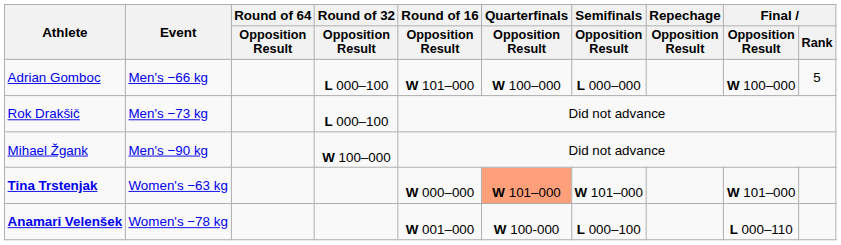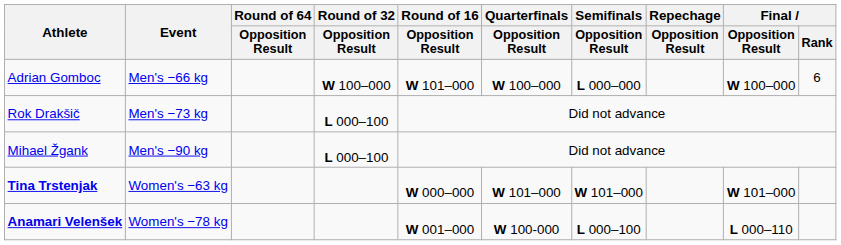(356, 85) L 000–100 -> (356, 85) W 100–000
(817, 78) 5 -> (817, 78) 6
(356, 157) W 100–000 -> (356, 157) L 000–100
(527, 194) lightsalmon background -> (527, 194) no background
